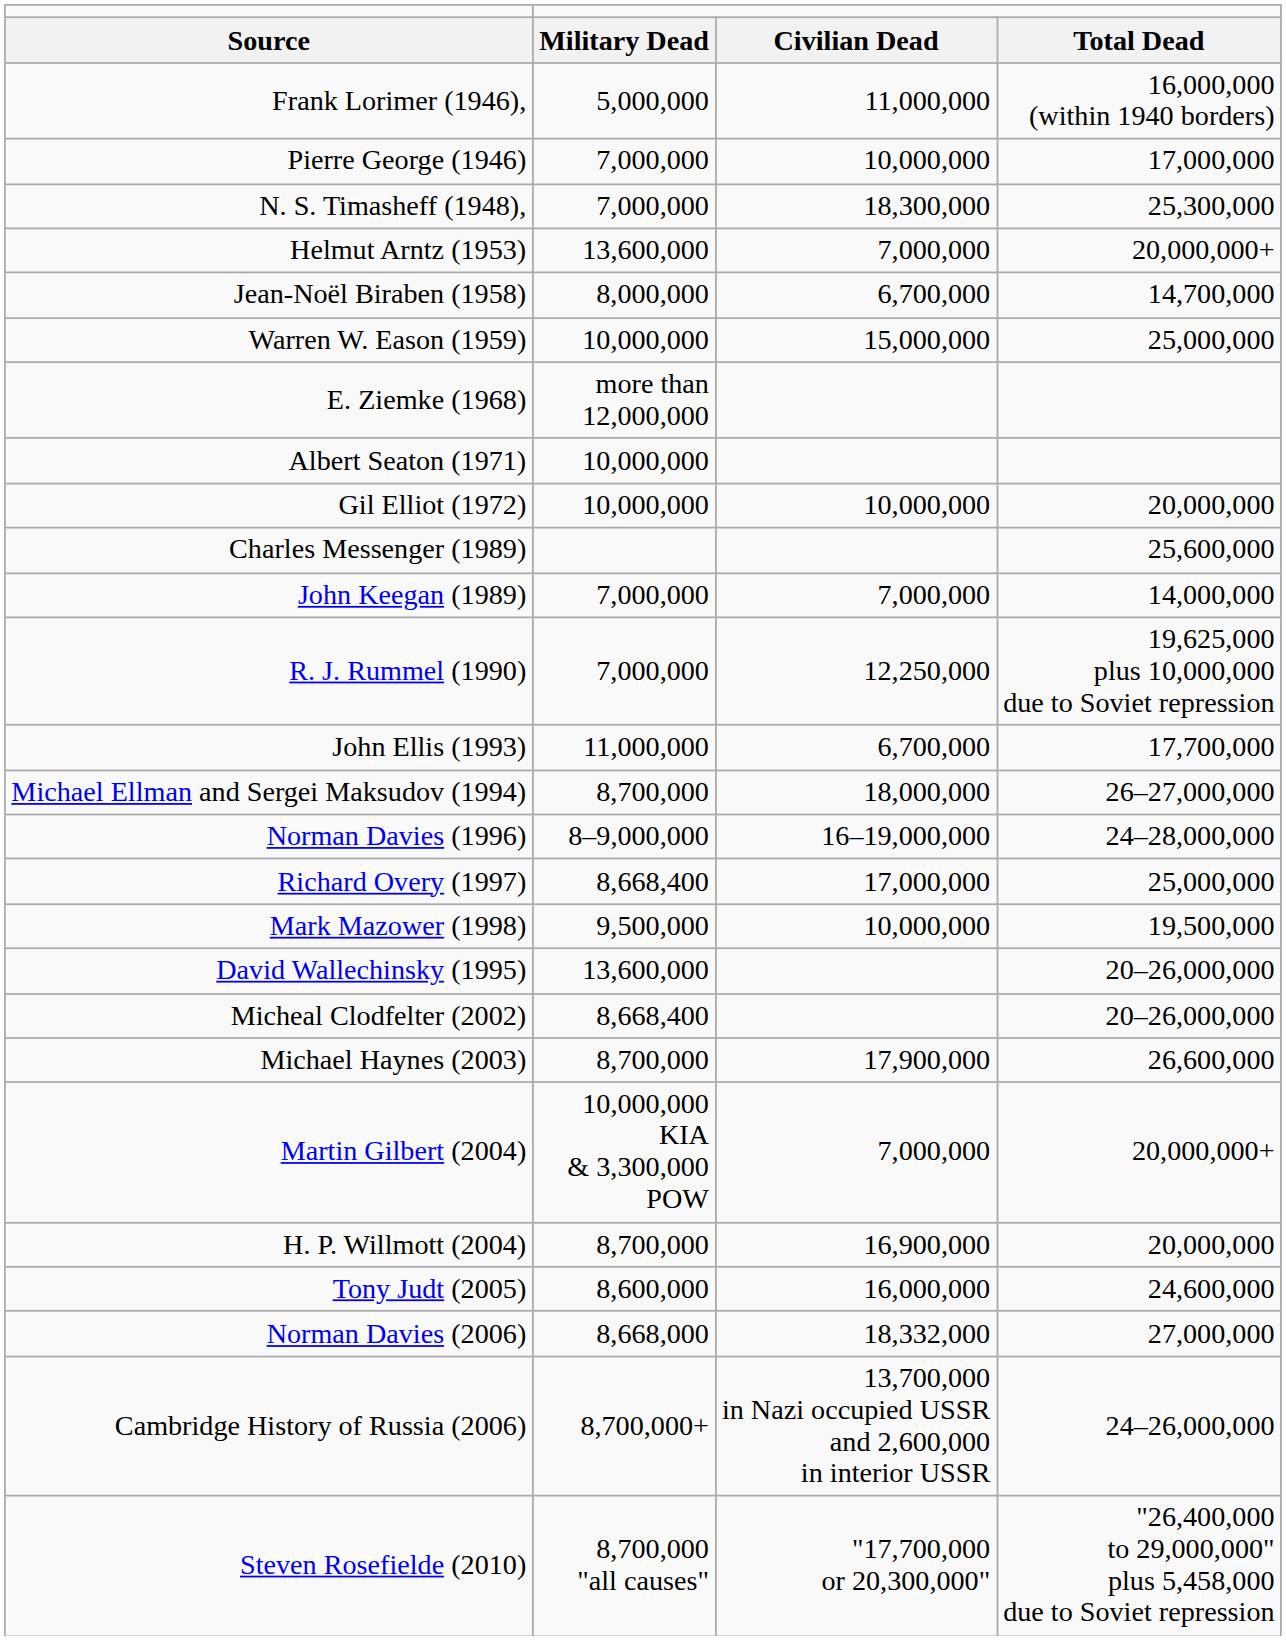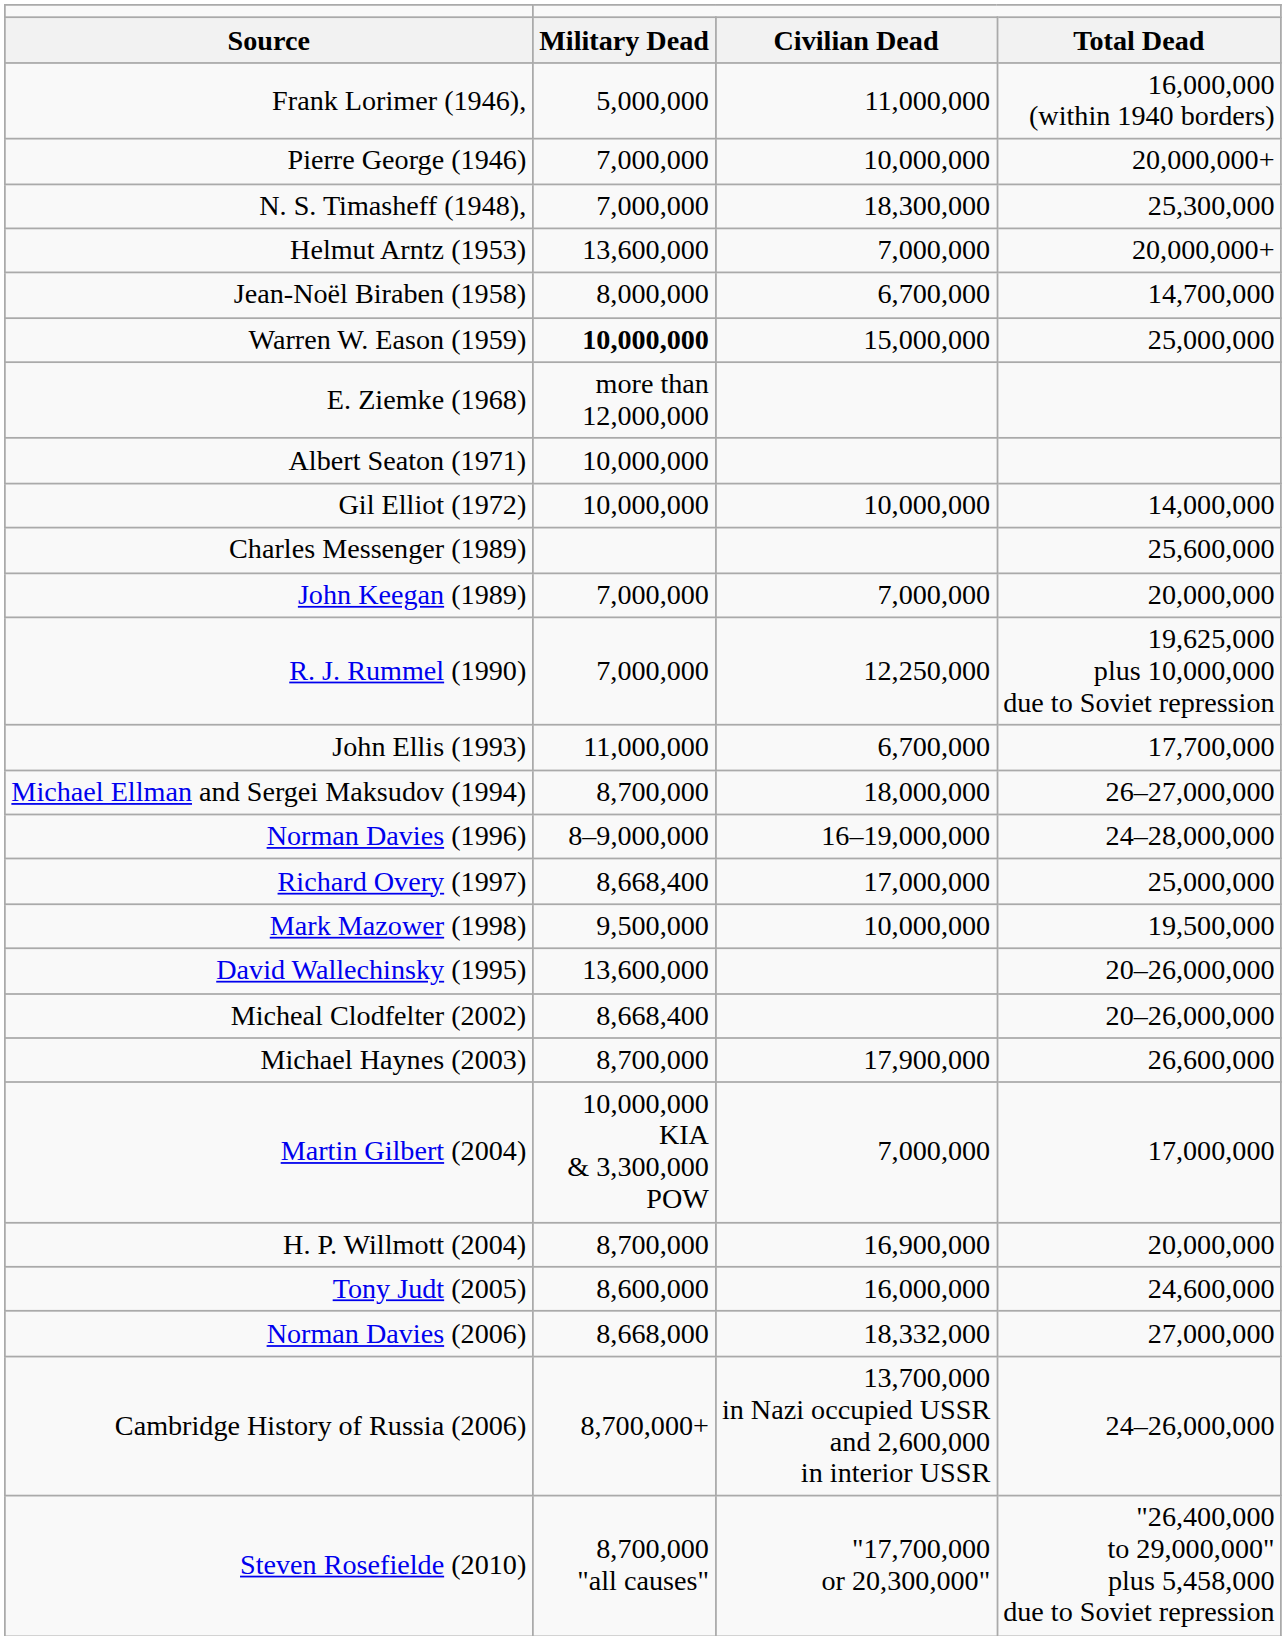(1211, 160) 17,000,000 -> (1203, 160) 20,000,000+
(646, 339) normal -> (646, 339) bold
(1211, 505) 20,000,000 -> (1211, 505) 14,000,000
(1211, 594) 14,000,000 -> (1211, 594) 20,000,000
(1203, 1151) 20,000,000+ -> (1211, 1151) 17,000,000
